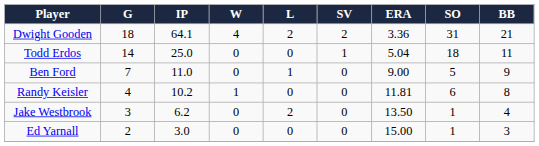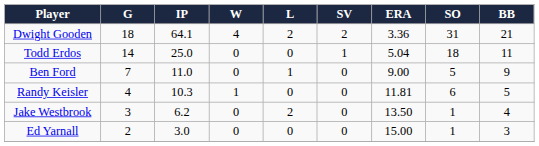(182, 92) 10.2 -> (182, 92) 10.3
(507, 92) 8 -> (507, 92) 5
